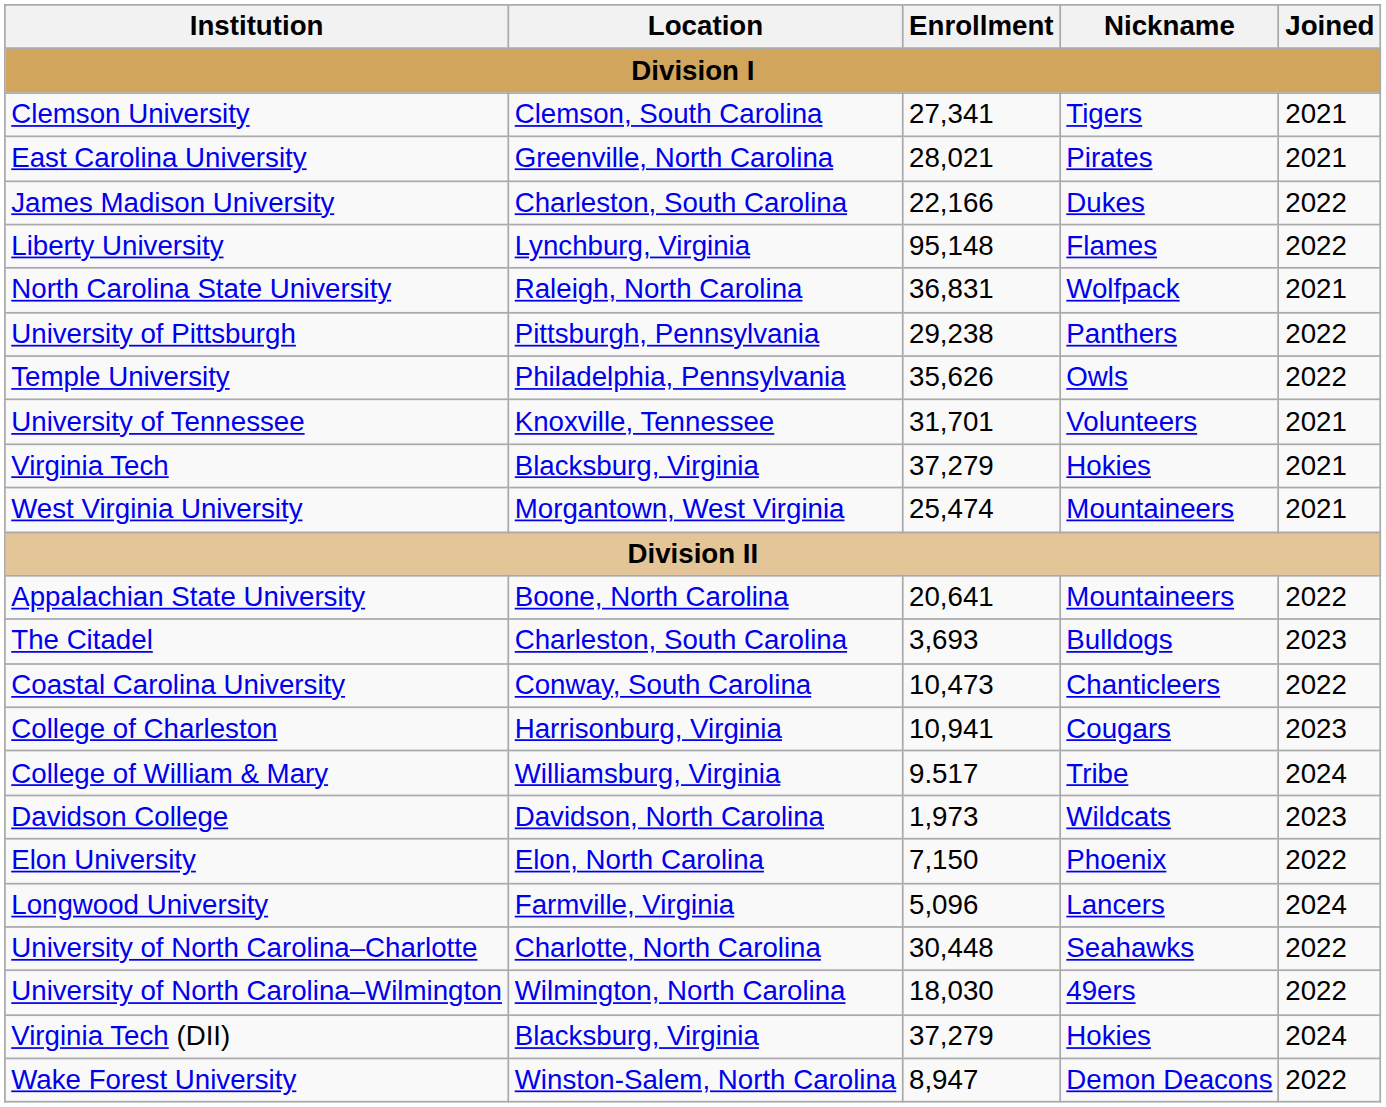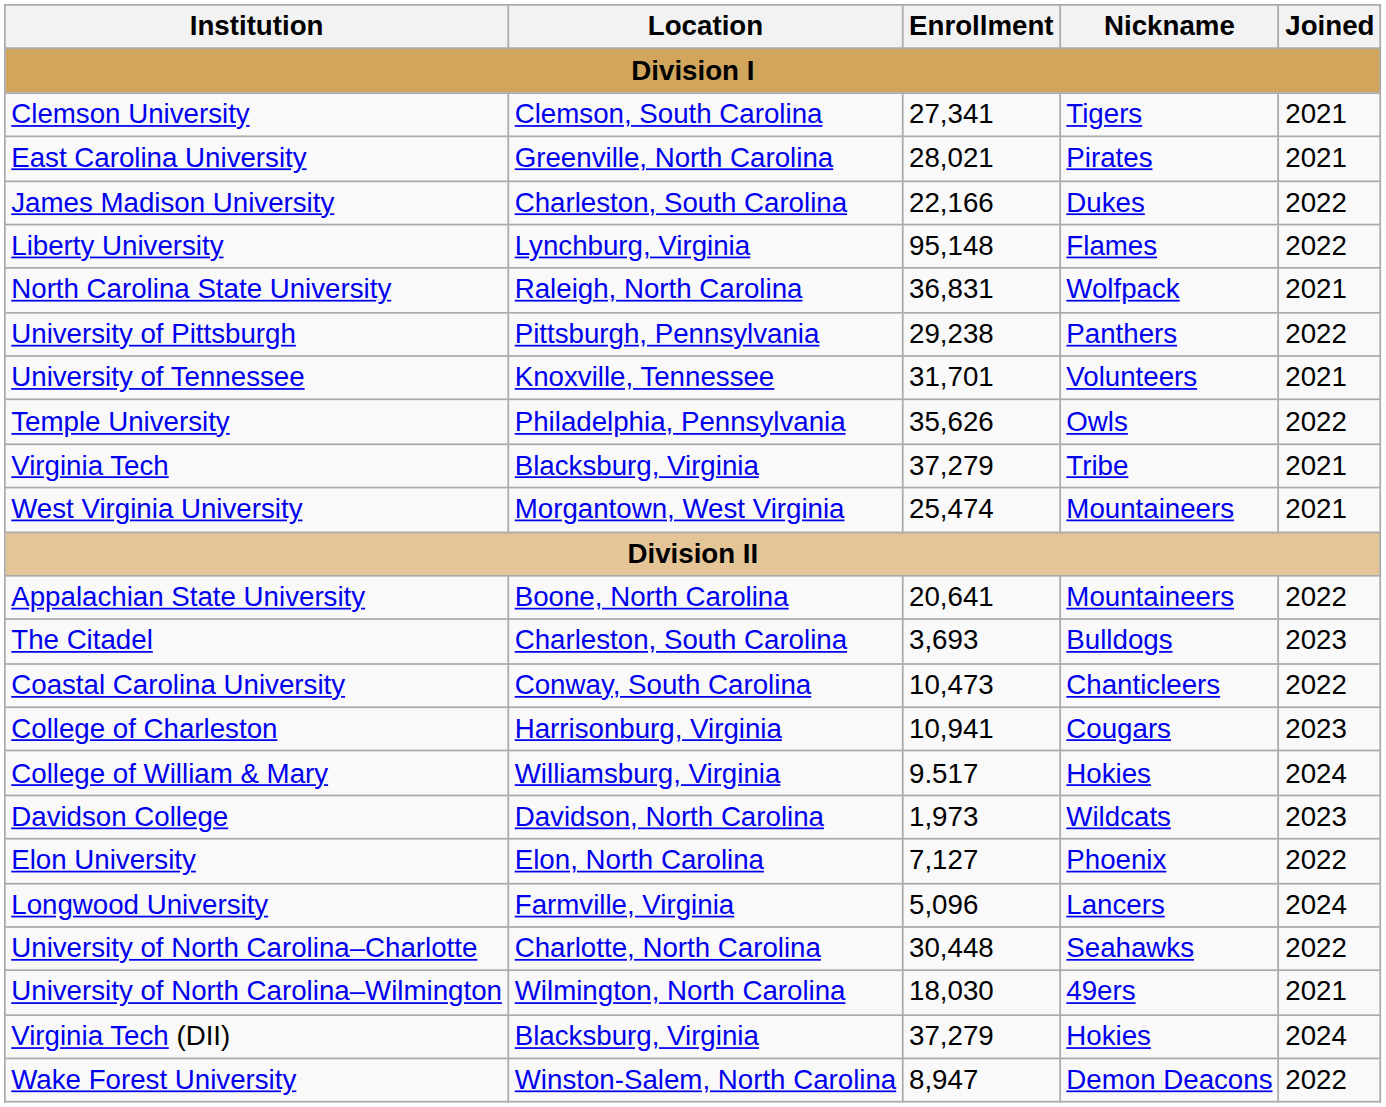rows swapped: (120, 377) <-> (158, 421)
(1109, 465) Hokies -> (1097, 465) Tribe
(1097, 772) Tribe -> (1109, 772) Hokies
(944, 860) 7,150 -> (944, 860) 7,127
(1316, 992) 2022 -> (1316, 992) 2021
